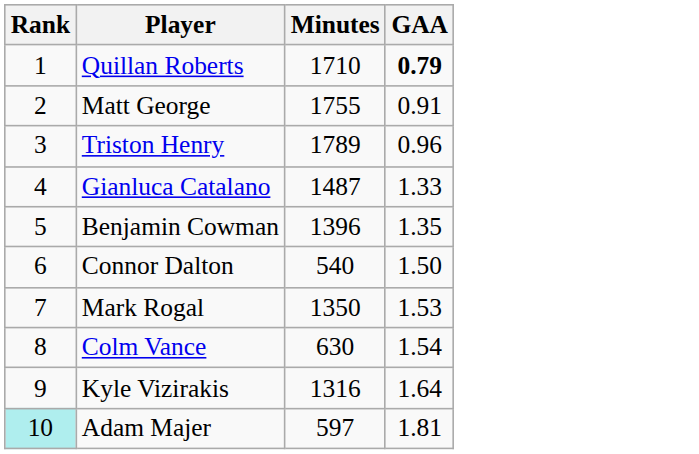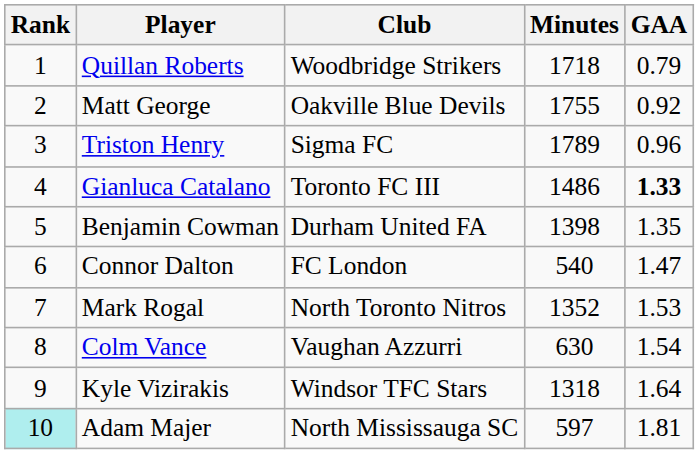+ column: (404, 24)
(335, 65) 1710 -> (574, 65) 1718
(420, 65) bold -> (659, 65) normal
(420, 105) 0.91 -> (659, 105) 0.92
(335, 186) 1487 -> (574, 186) 1486
(420, 186) normal -> (659, 186) bold
(335, 226) 1396 -> (574, 226) 1398
(420, 266) 1.50 -> (659, 266) 1.47
(335, 307) 1350 -> (574, 307) 1352
(335, 387) 1316 -> (574, 387) 1318
